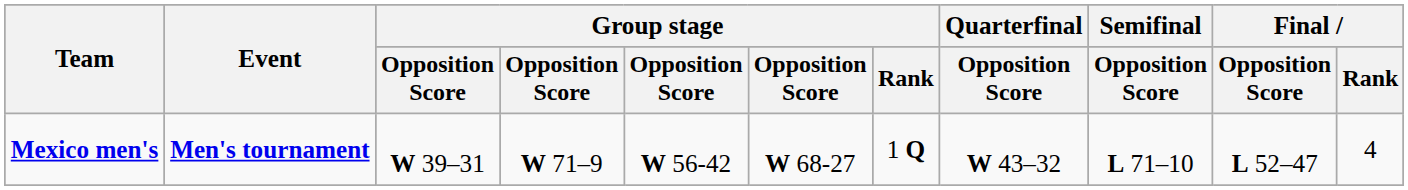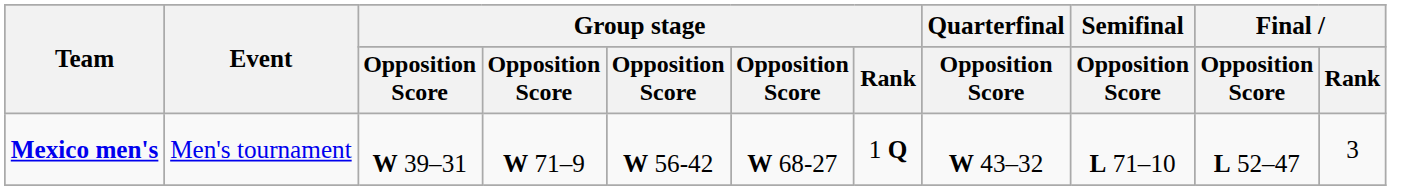(270, 149) bold -> (261, 149) normal
(1370, 149) 4 -> (1353, 149) 3
